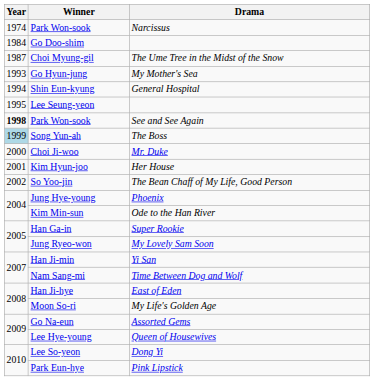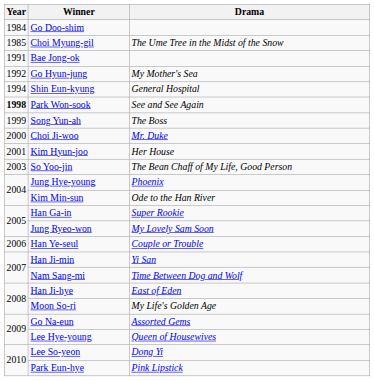- row: (61, 27)
(16, 58) 1987 -> (16, 43) 1985
+ row: (55, 58)
(16, 74) 1993 -> (16, 74) 1992
- row: (62, 105)
(16, 136) lightblue background -> (16, 120) no background
(16, 182) 2002 -> (16, 167) 2003
+ row: (54, 244)
